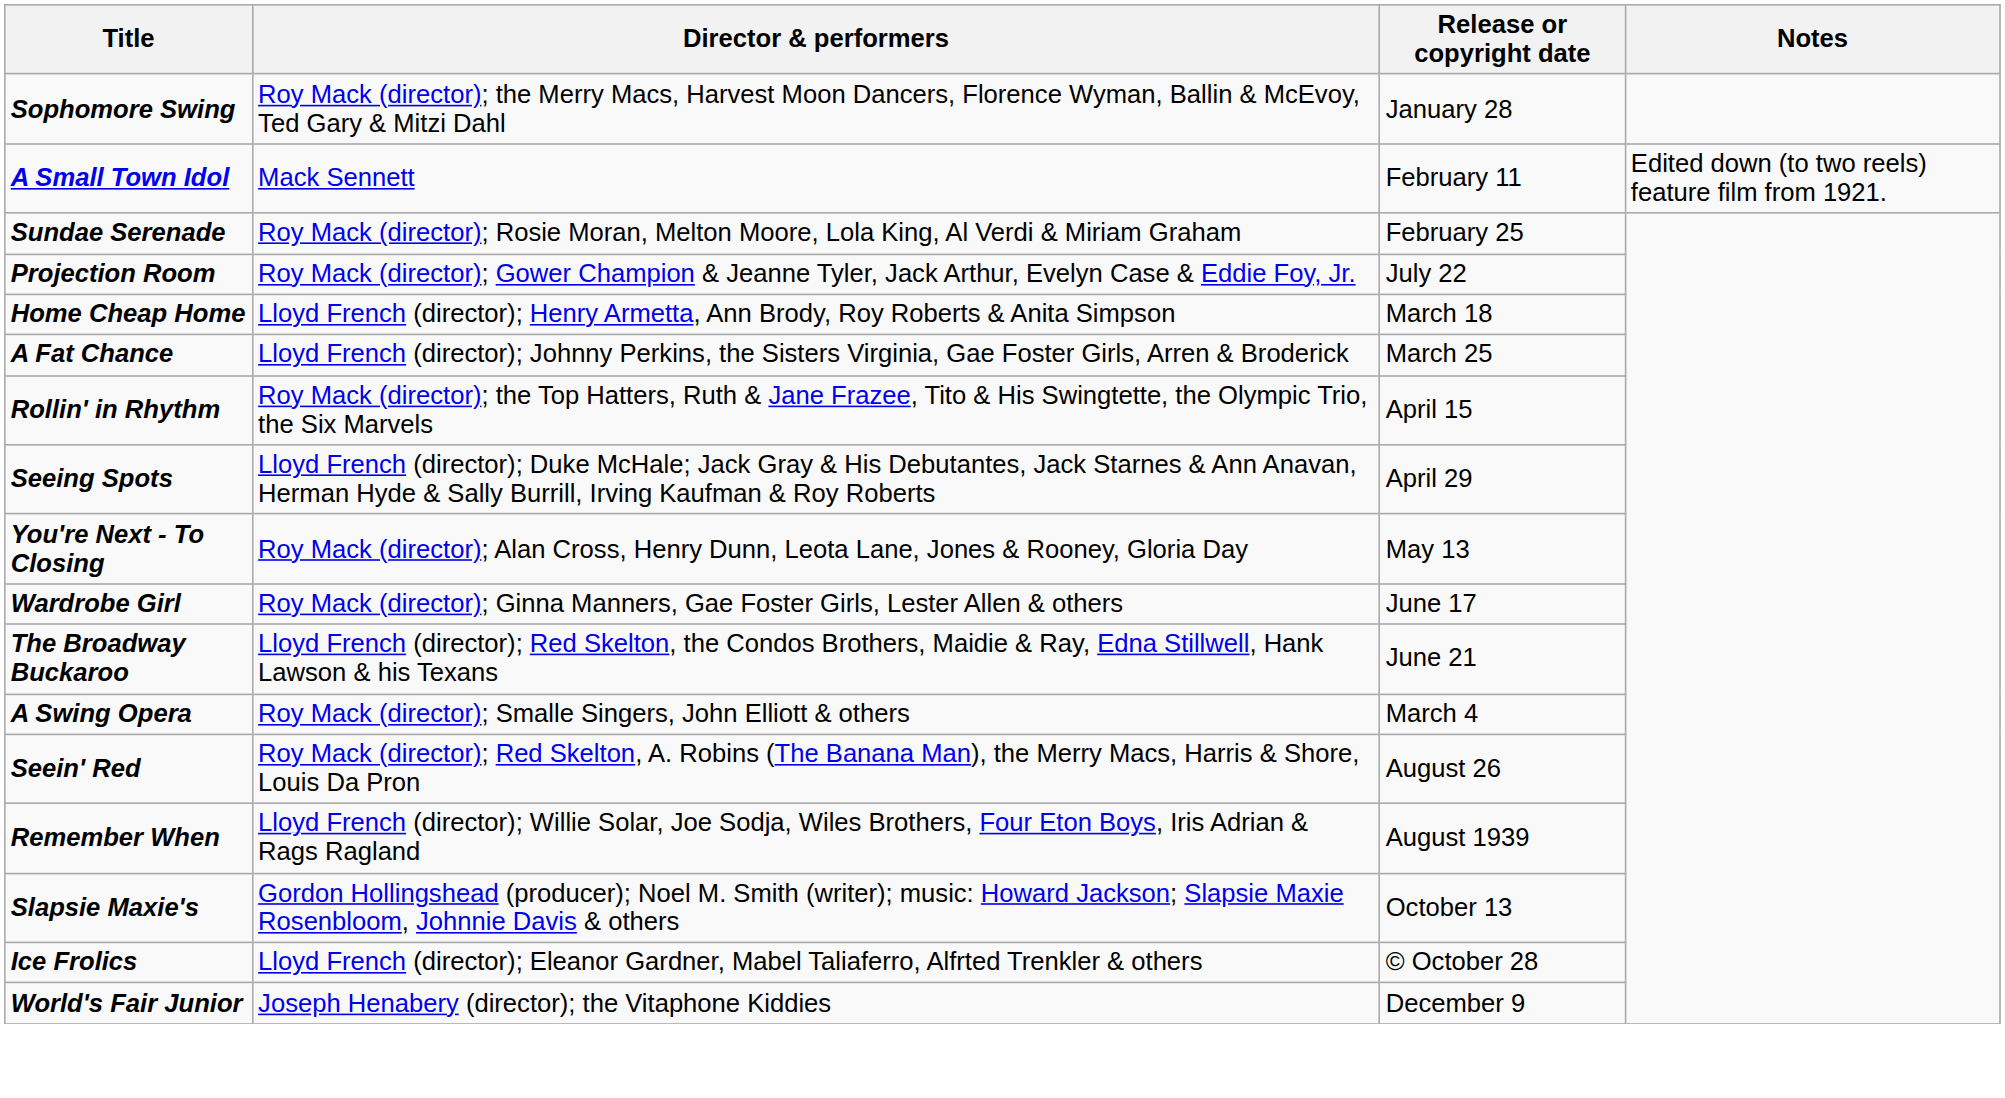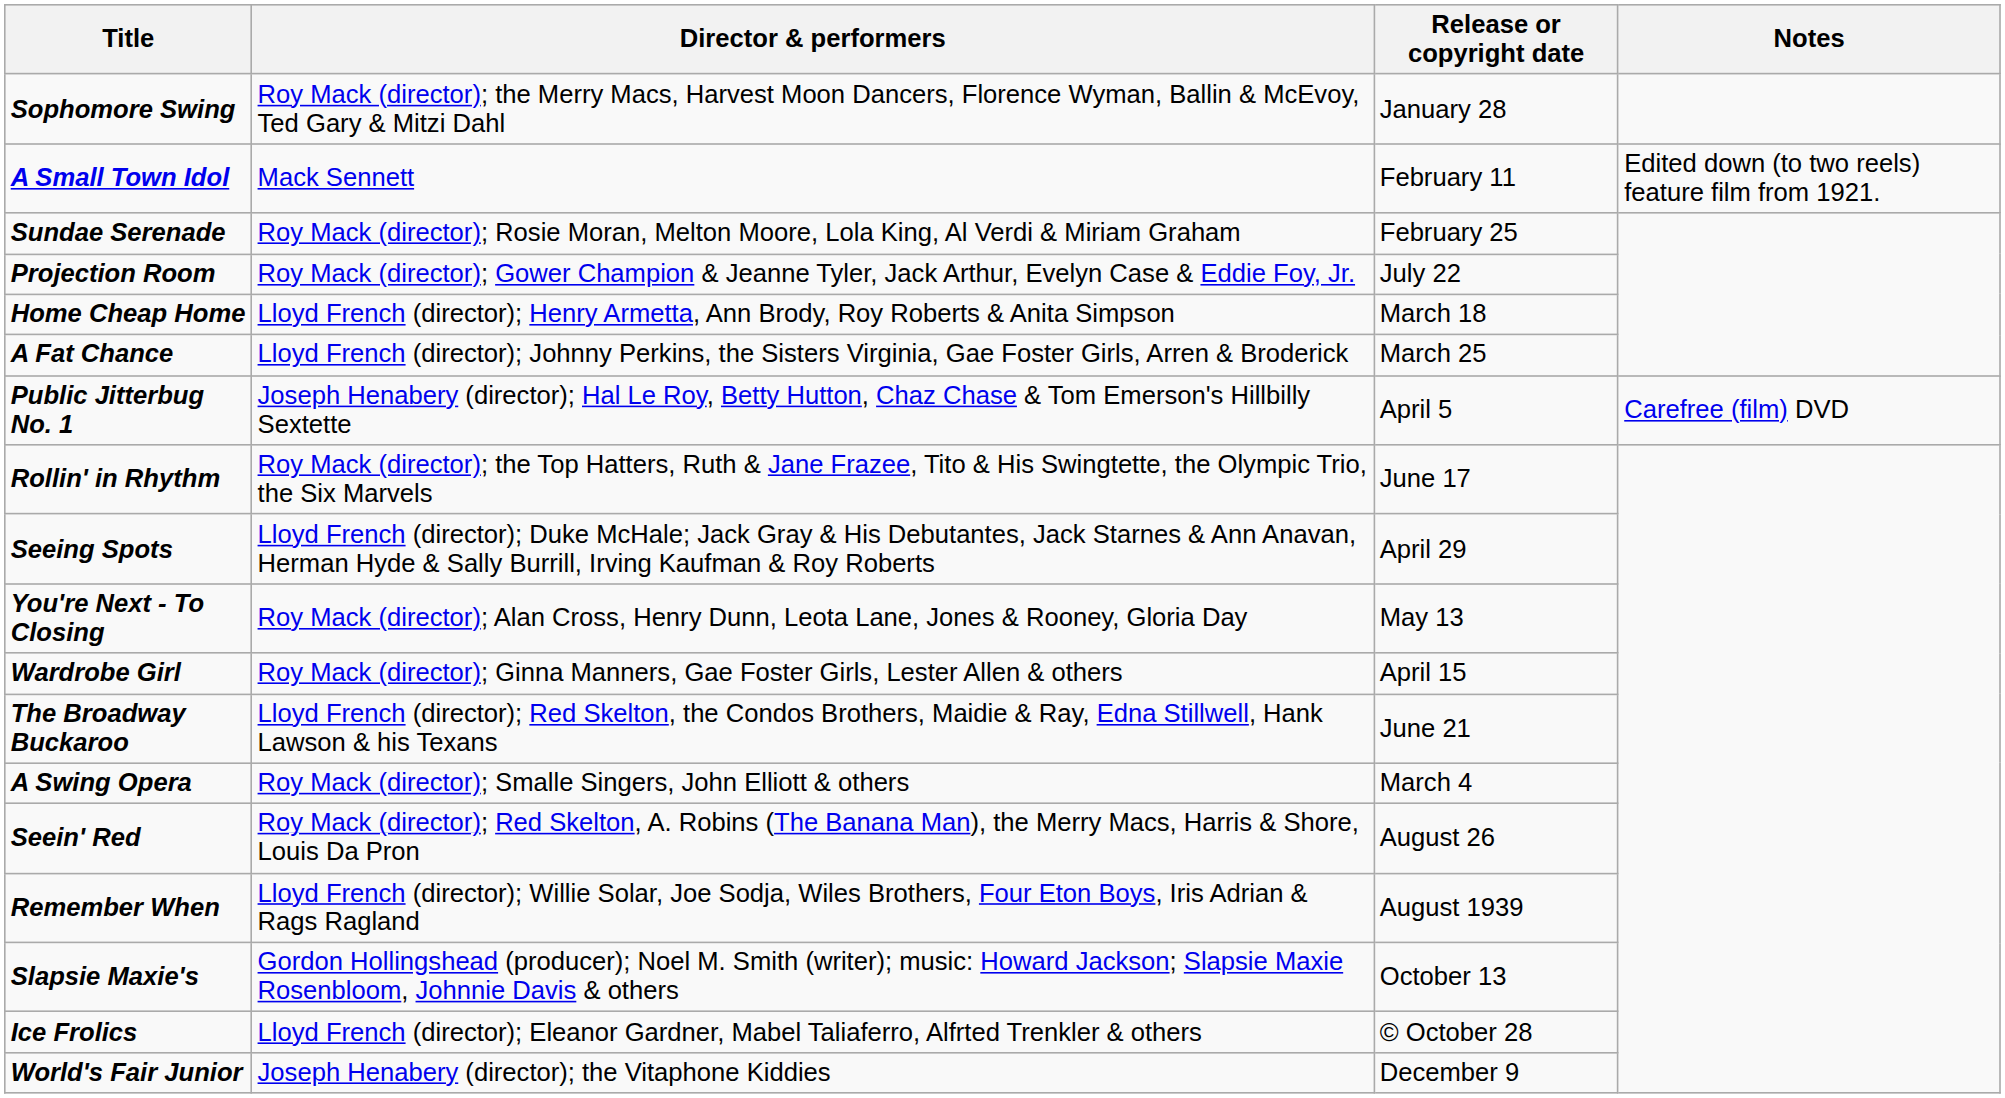+ row: (107, 409)
(1429, 409) April 15 -> (1425, 479) June 17
(1431, 603) June 17 -> (1423, 673) April 15
